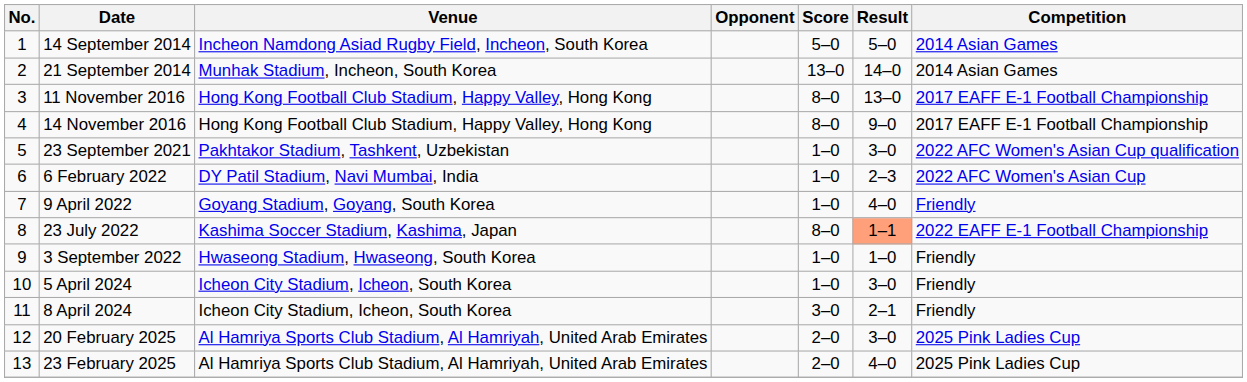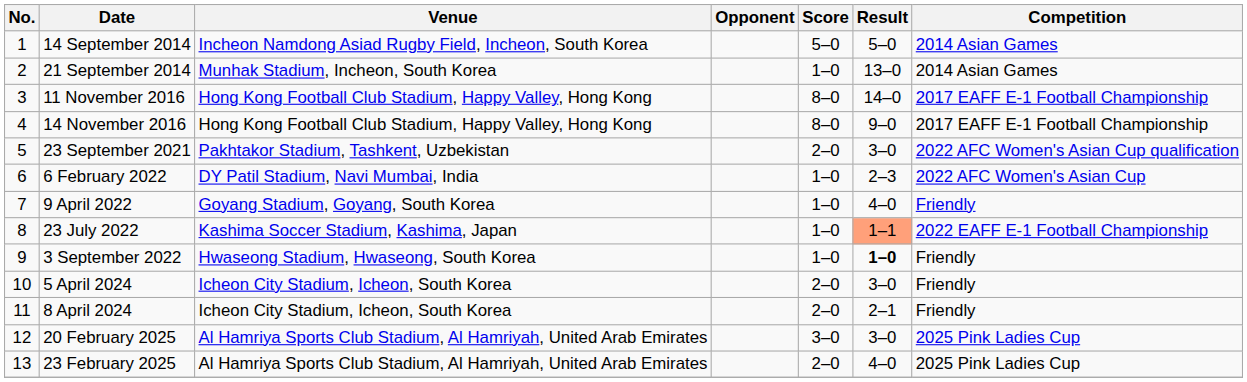(826, 71) 13–0 -> (826, 71) 1–0
(882, 71) 14–0 -> (882, 71) 13–0
(882, 97) 13–0 -> (882, 97) 14–0
(826, 151) 1–0 -> (826, 151) 2–0
(826, 230) 8–0 -> (826, 230) 1–0
(882, 257) normal -> (882, 257) bold
(826, 284) 1–0 -> (826, 284) 2–0
(826, 310) 3–0 -> (826, 310) 2–0
(826, 337) 2–0 -> (826, 337) 3–0
